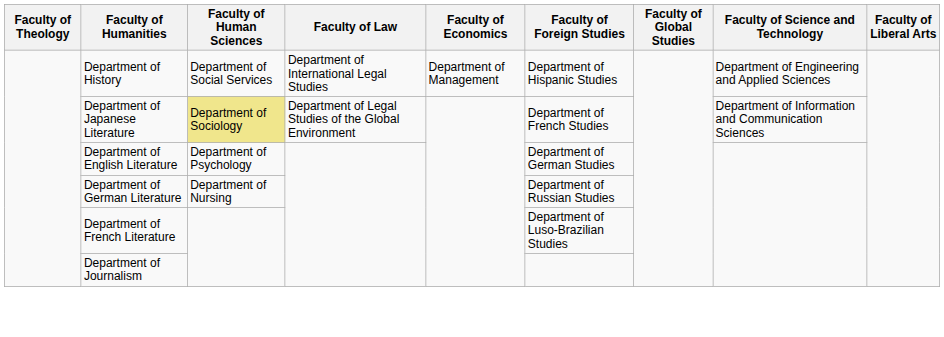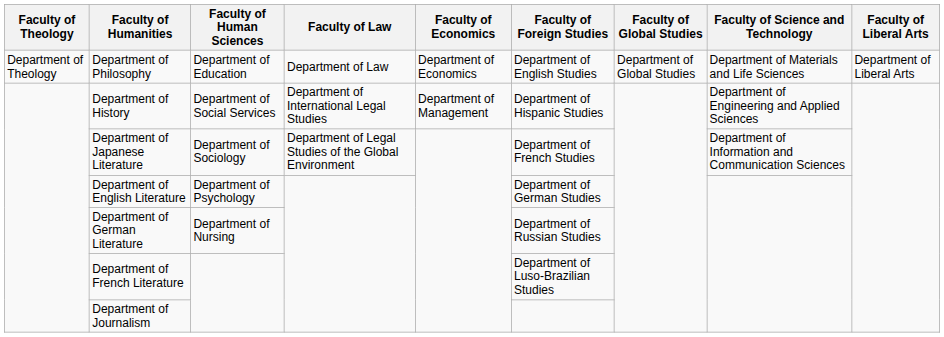+ row: (130, 66)
(228, 119) khaki background -> (231, 152) no background
